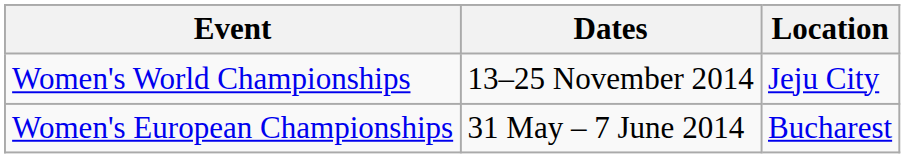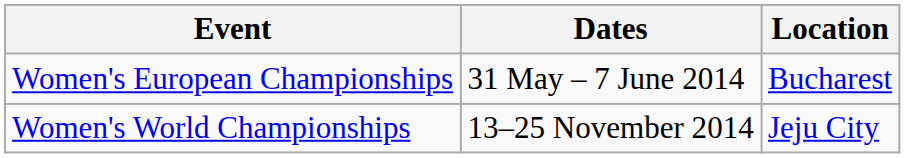rows swapped: (233, 127) <-> (211, 78)
